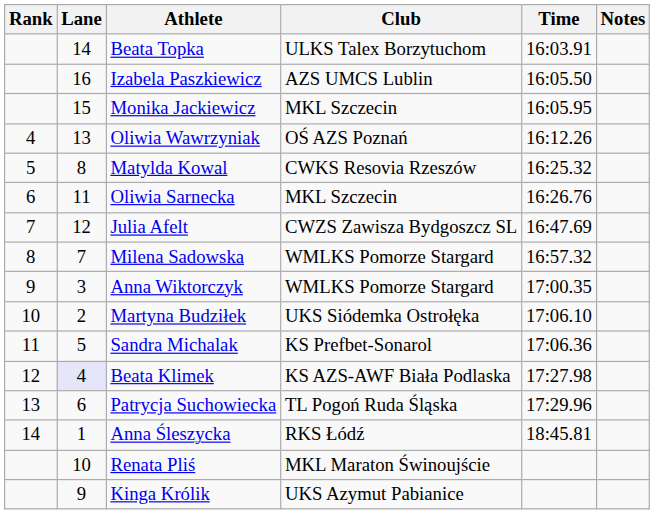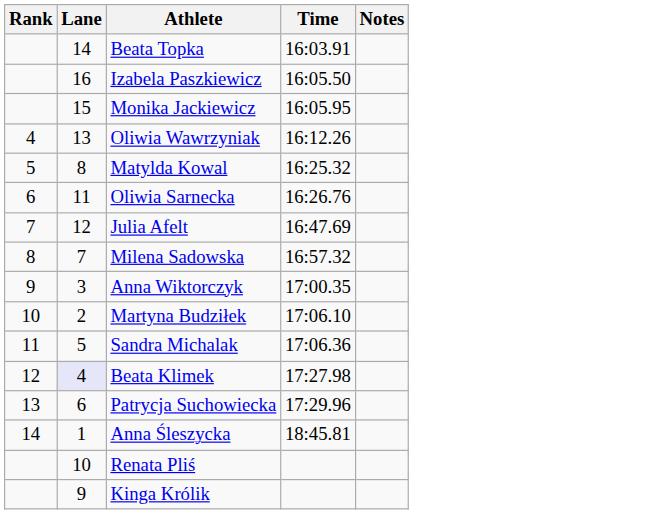- column: (401, 19)
